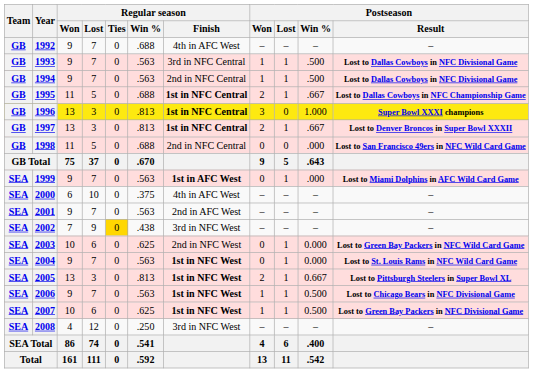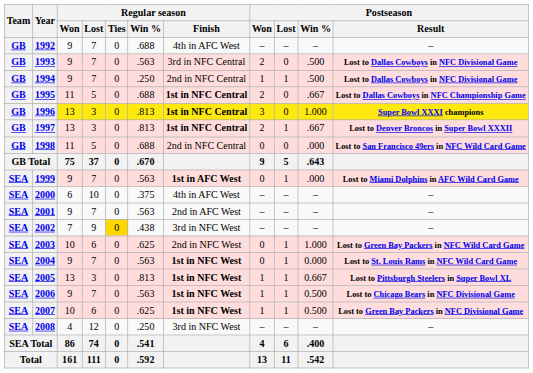(262, 62) 1 -> (262, 62) 2
(286, 62) 1 -> (286, 62) 0
(146, 79) .563 -> (146, 79) .250
(286, 95) 1 -> (286, 95) 0
(316, 244) 0.000 -> (316, 244) 1.000
(262, 277) 2 -> (262, 277) 1
